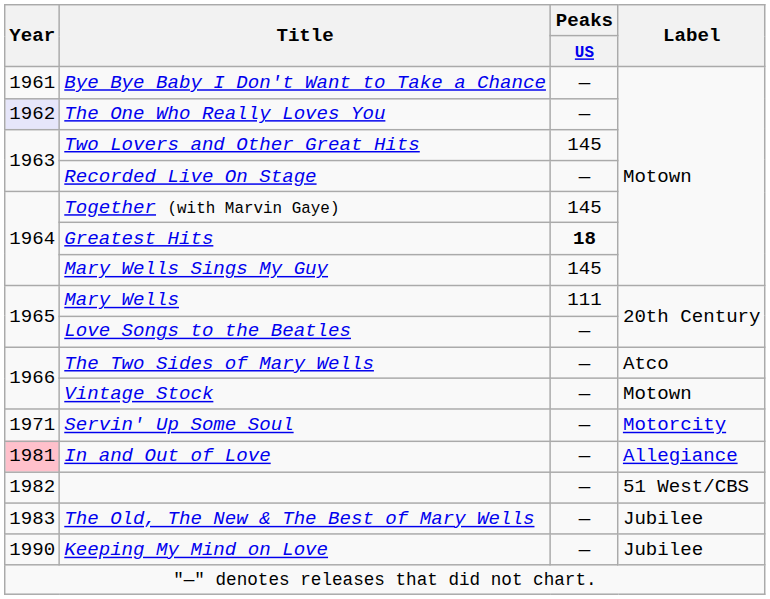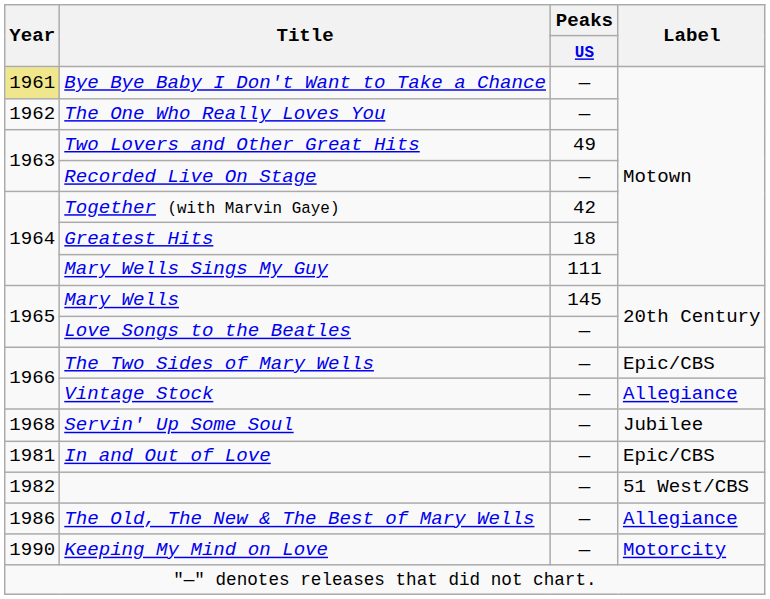(32, 83) no background -> (32, 83) khaki background
(32, 114) lavender background -> (32, 114) no background
(584, 145) 145 -> (584, 145) 49
(584, 207) 145 -> (584, 207) 42
(584, 238) bold -> (584, 238) normal
(584, 269) 145 -> (584, 269) 111
(584, 301) 111 -> (584, 301) 145
(646, 363) Atco -> (669, 363) Epic/CBS
(657, 394) Motown -> (680, 394) Allegiance
(32, 425) 1971 -> (32, 425) 1968
(675, 425) Motorcity -> (663, 425) Jubilee
(32, 456) pink background -> (32, 456) no background
(680, 456) Allegiance -> (669, 456) Epic/CBS
(32, 519) 1983 -> (32, 519) 1986
(663, 519) Jubilee -> (680, 519) Allegiance
(663, 550) Jubilee -> (675, 550) Motorcity
